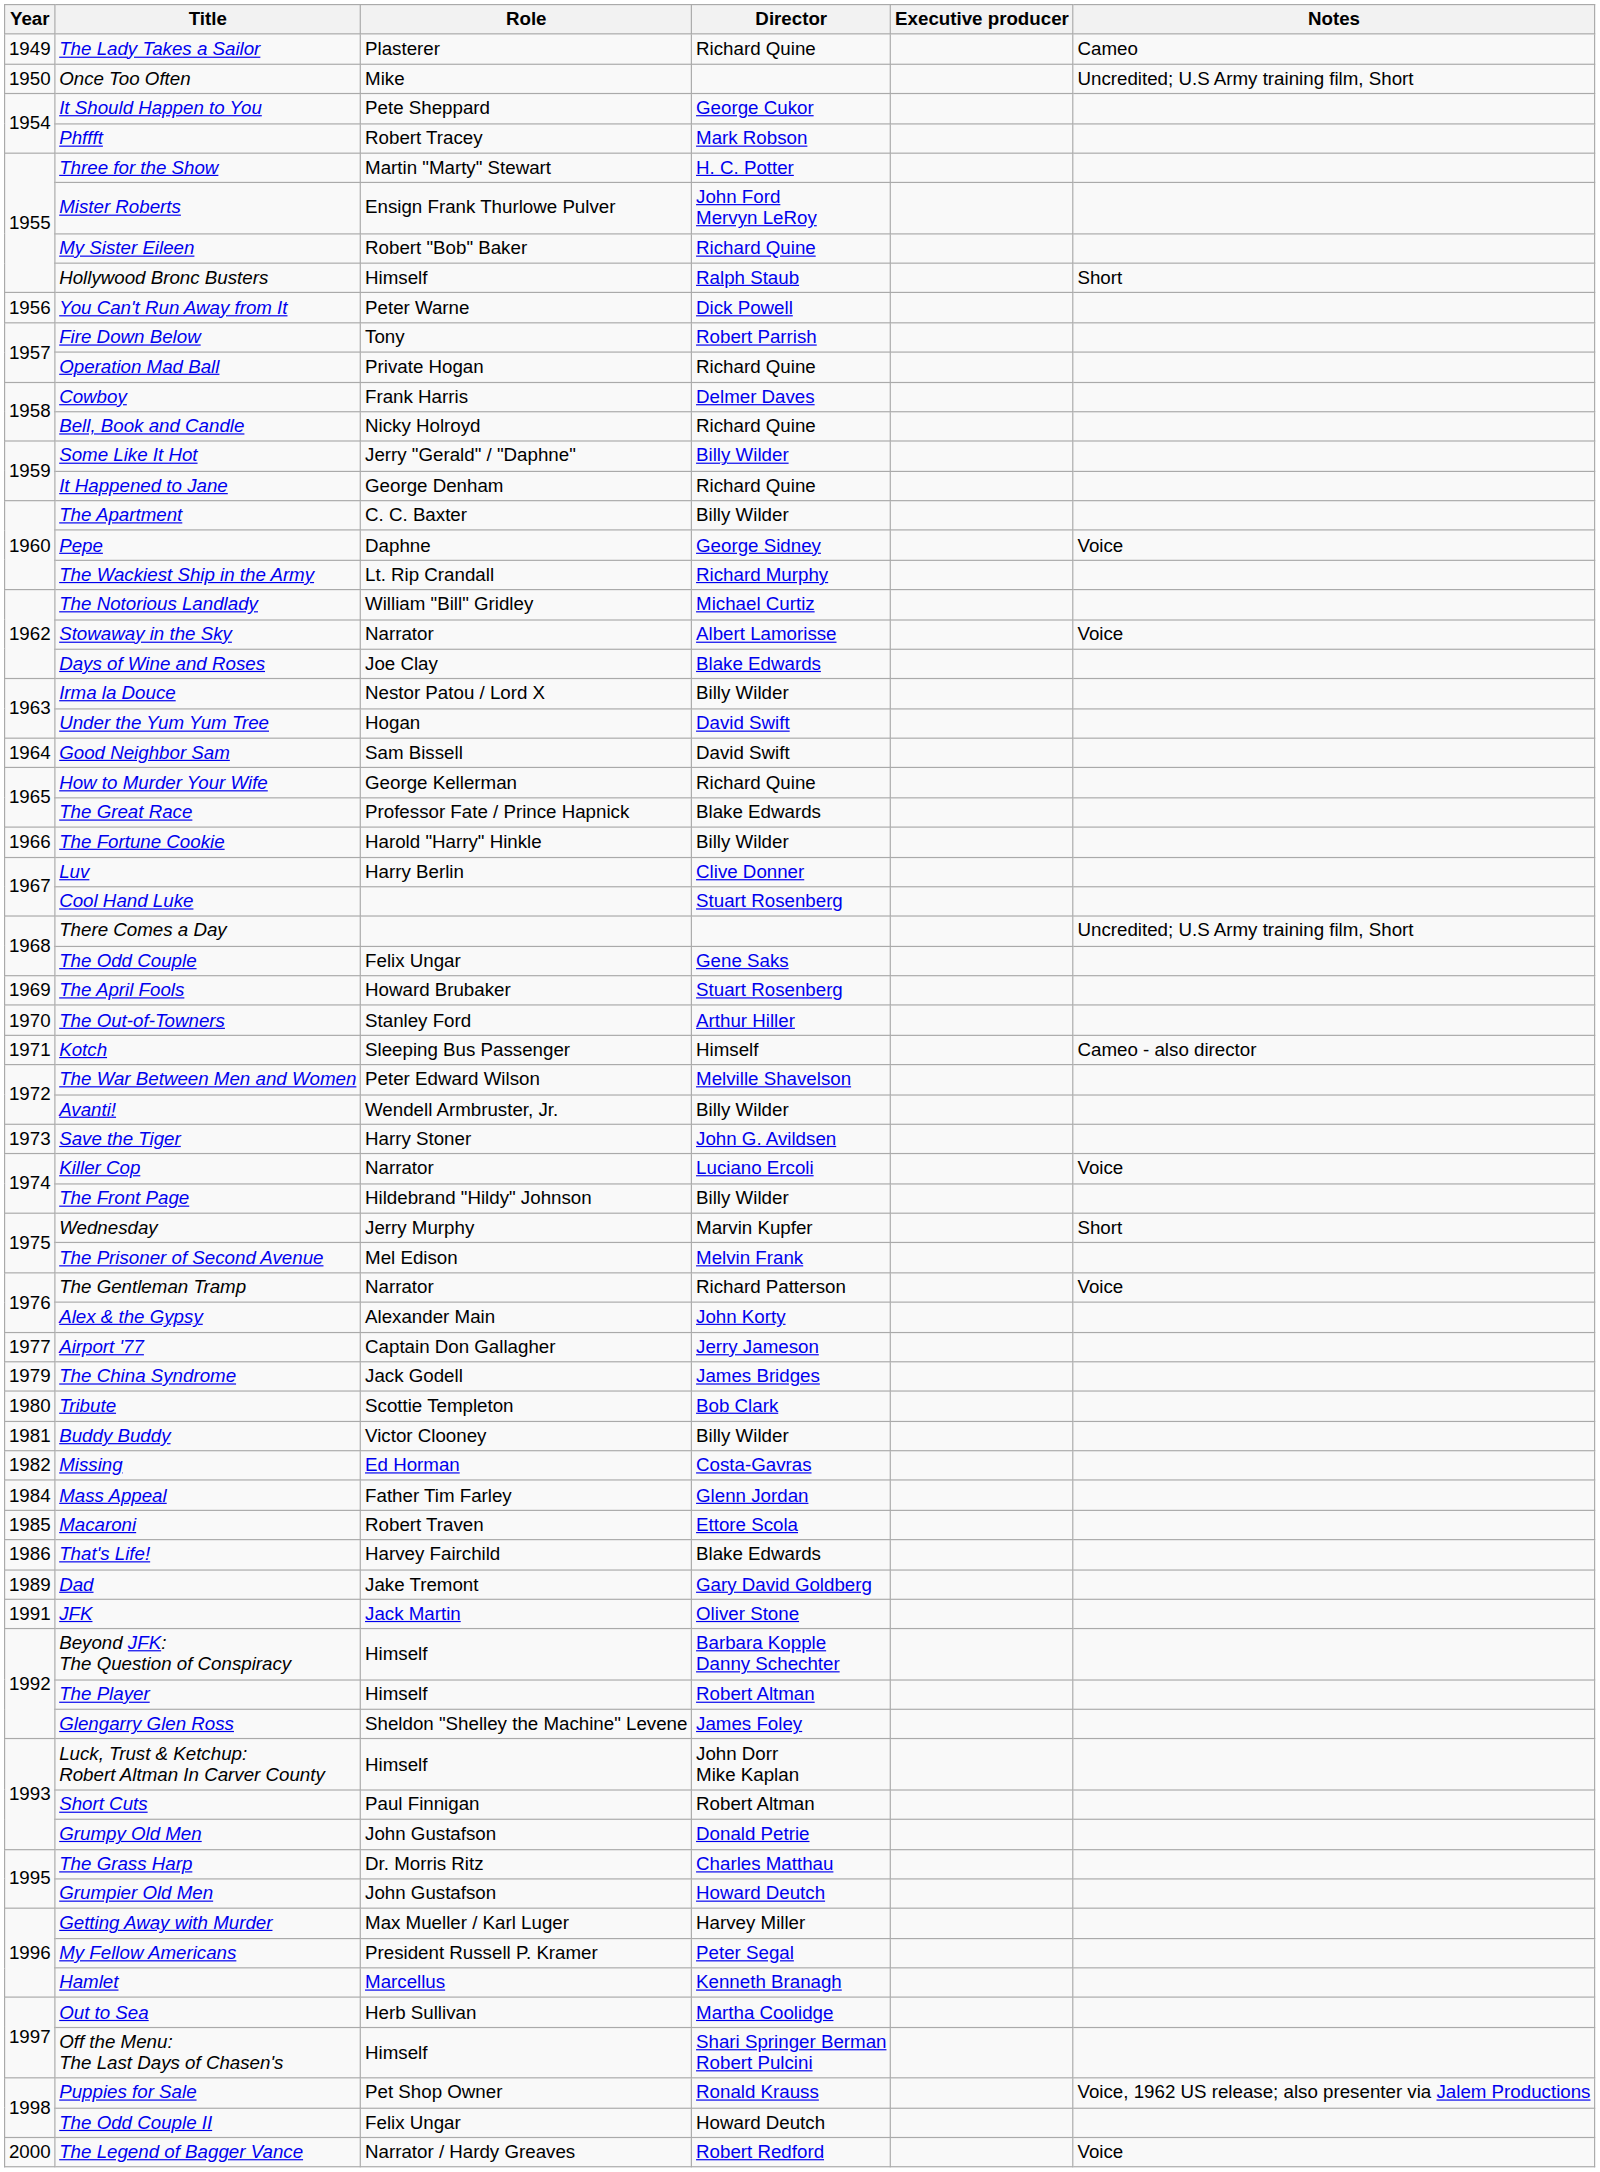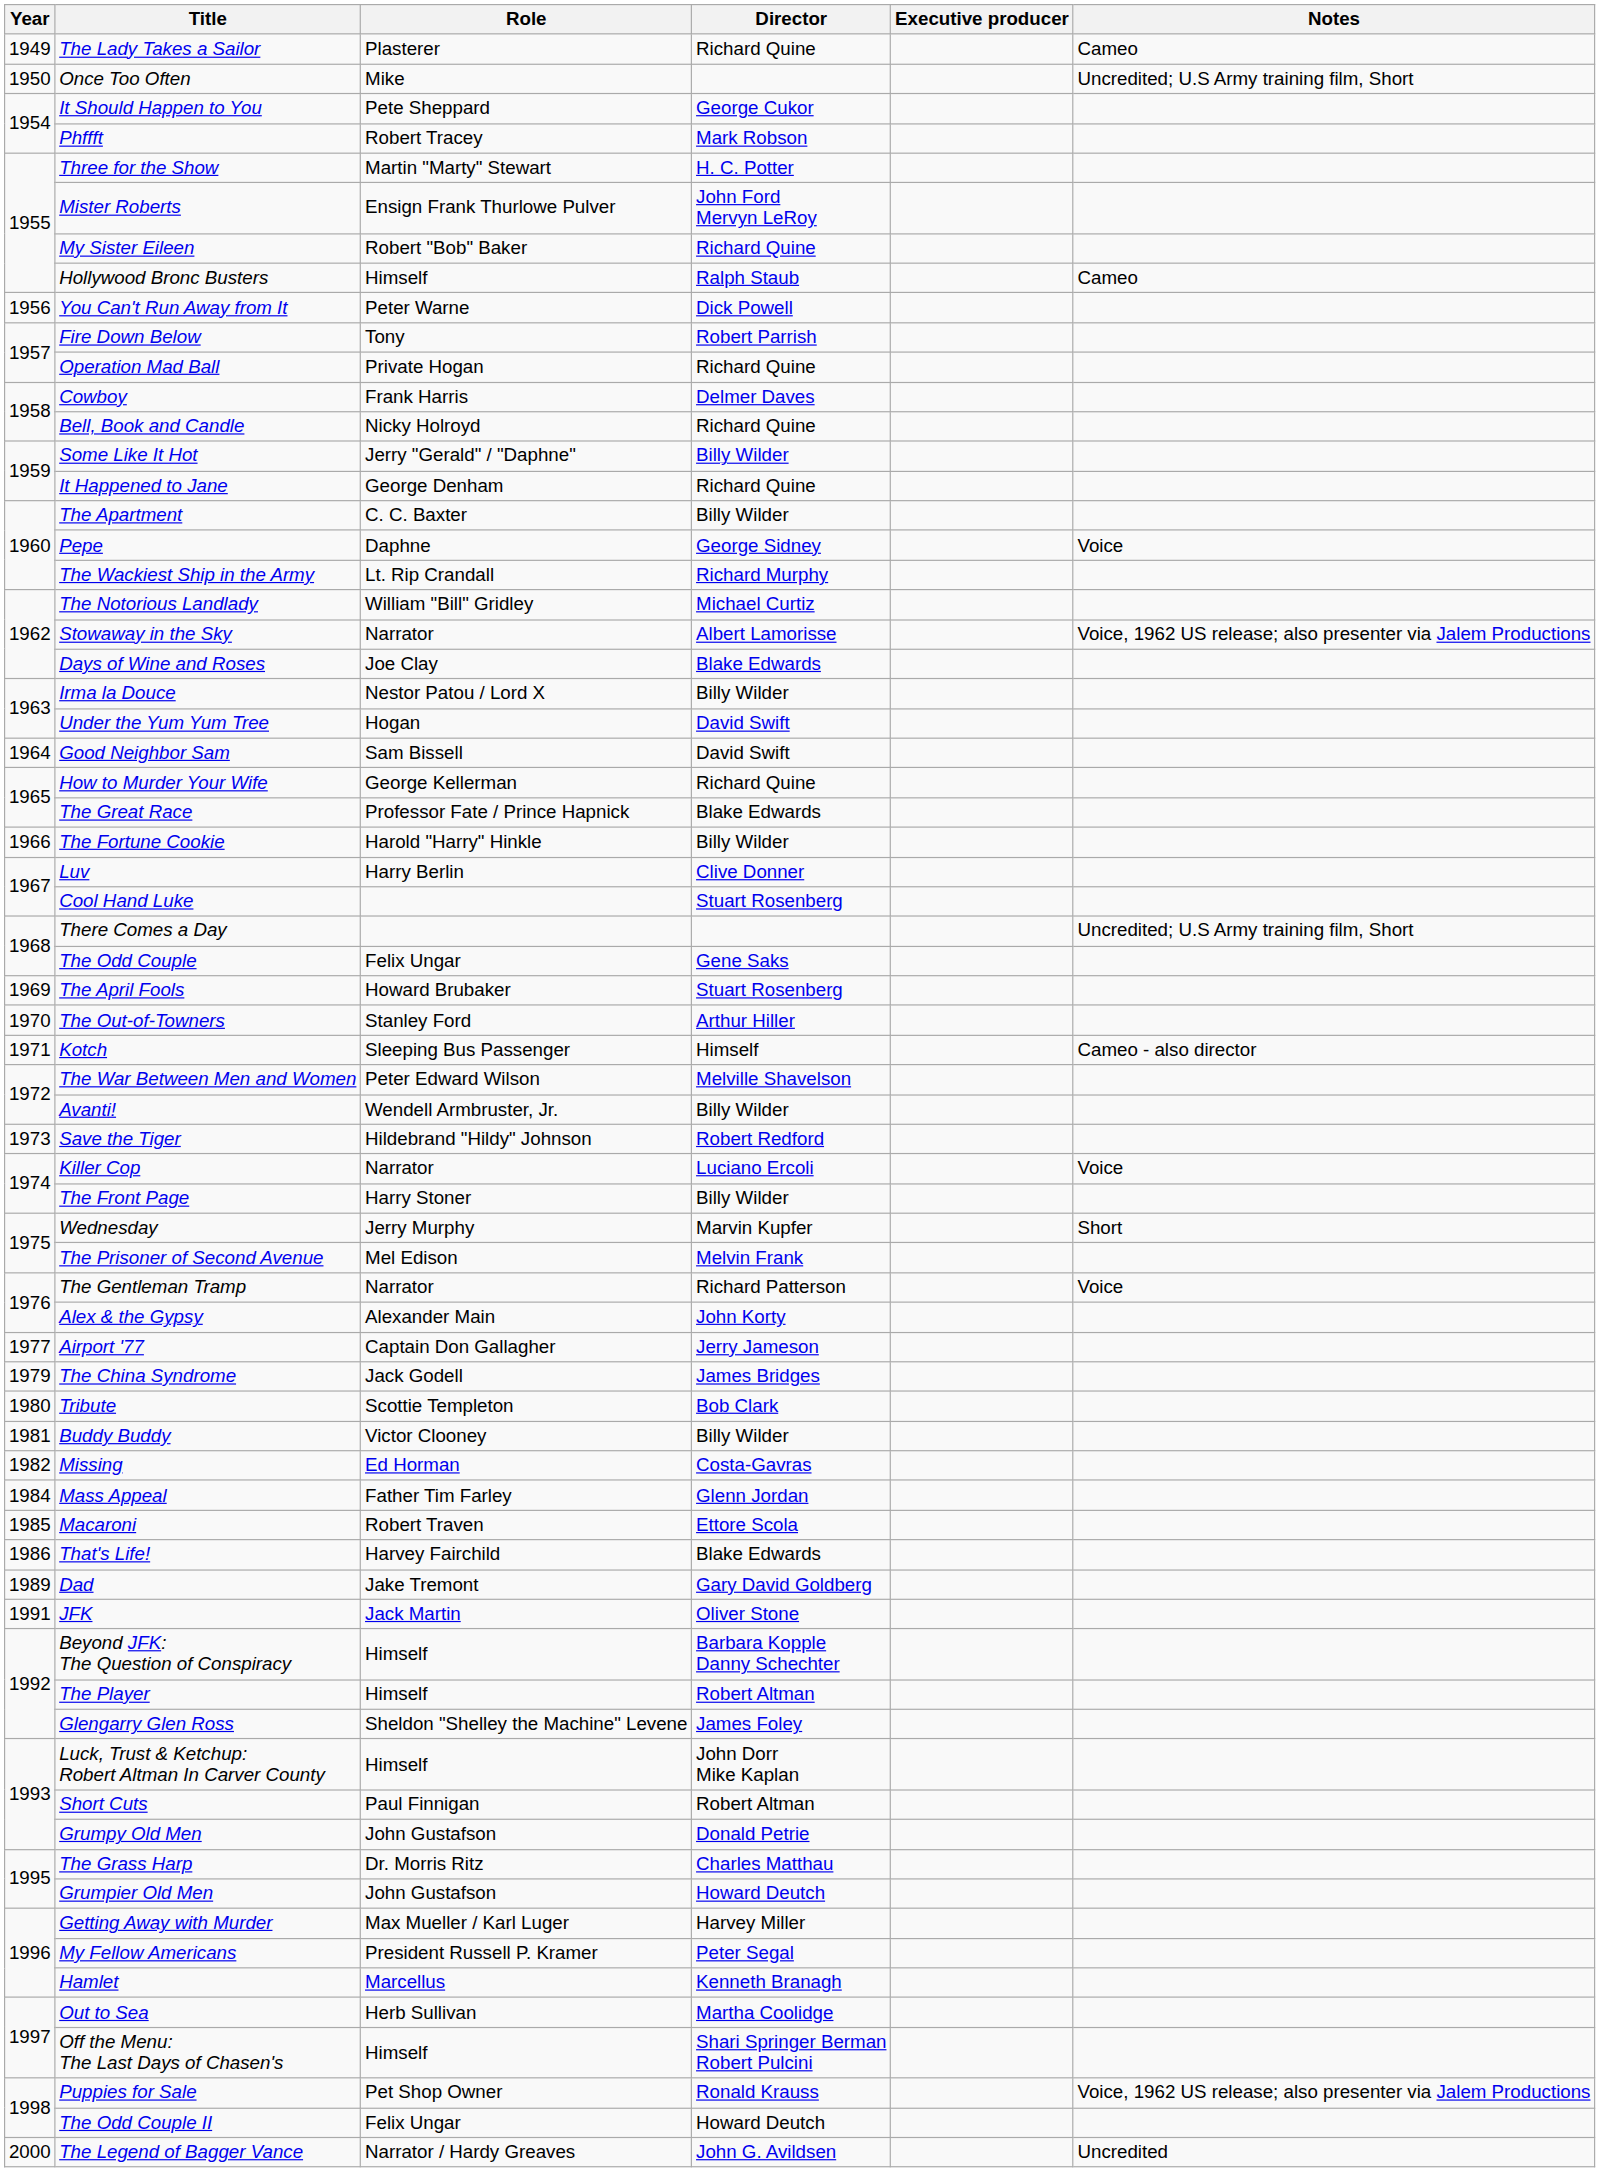(1100, 277) Short -> (1108, 277) Cameo
(1100, 634) Voice -> (1334, 634) Voice, 1962 US release; also presenter via Jalem Productions
(418, 1138) Harry Stoner -> (478, 1138) Hildebrand "Hildy" Johnson
(766, 1138) John G. Avildsen -> (760, 1138) Robert Redford
(478, 1198) Hildebrand "Hildy" Johnson -> (418, 1198) Harry Stoner
(760, 2152) Robert Redford -> (766, 2152) John G. Avildsen
(1100, 2152) Voice -> (1123, 2152) Uncredited
